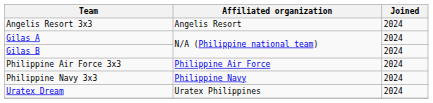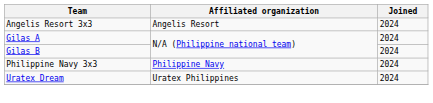- row: (64, 64)
